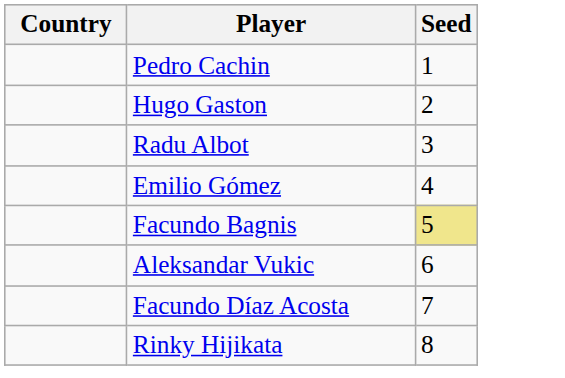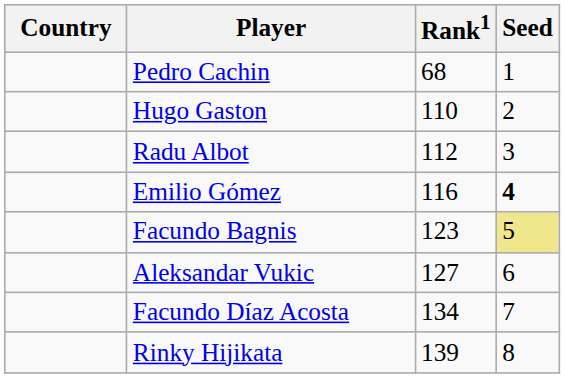+ column: (456, 27)
(427, 184) normal -> (509, 191) bold
